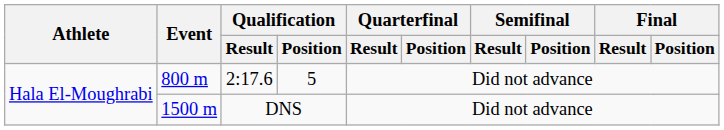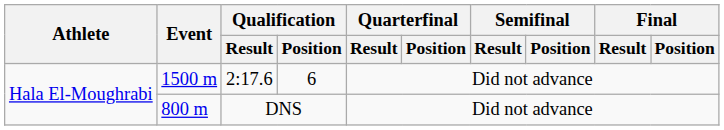(185, 79) 800 m -> (189, 79) 1500 m
(312, 79) 5 -> (312, 79) 6
(189, 109) 1500 m -> (185, 109) 800 m
